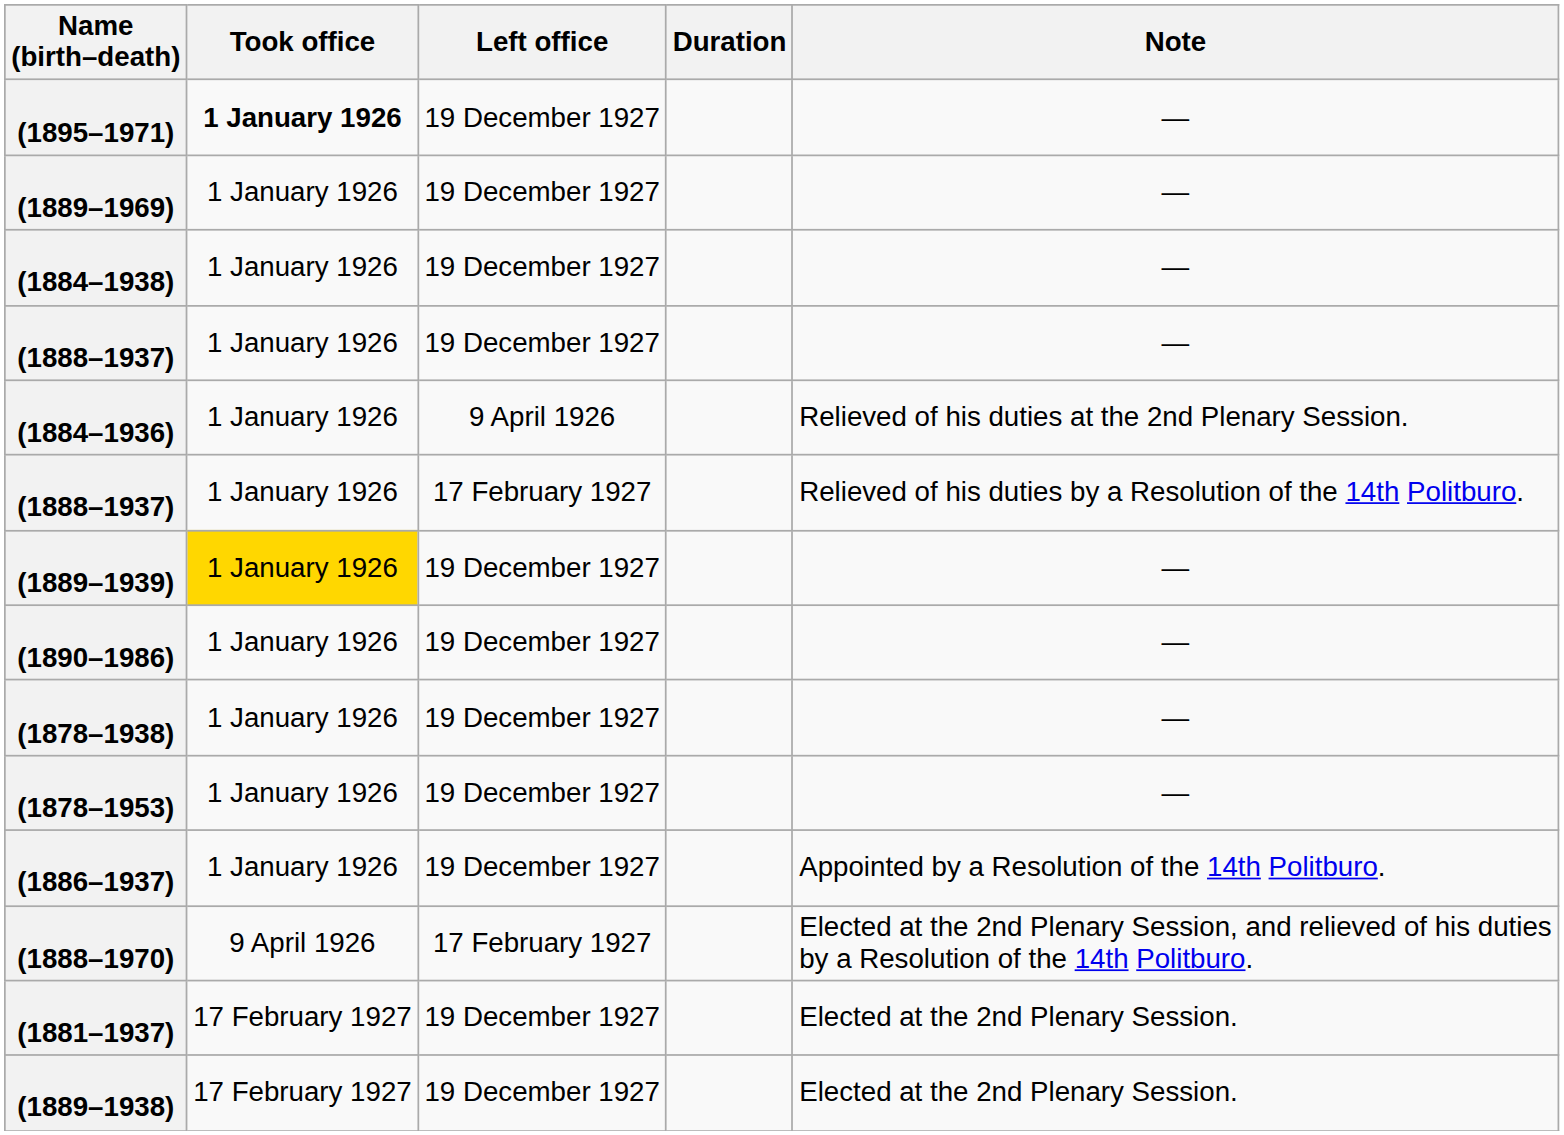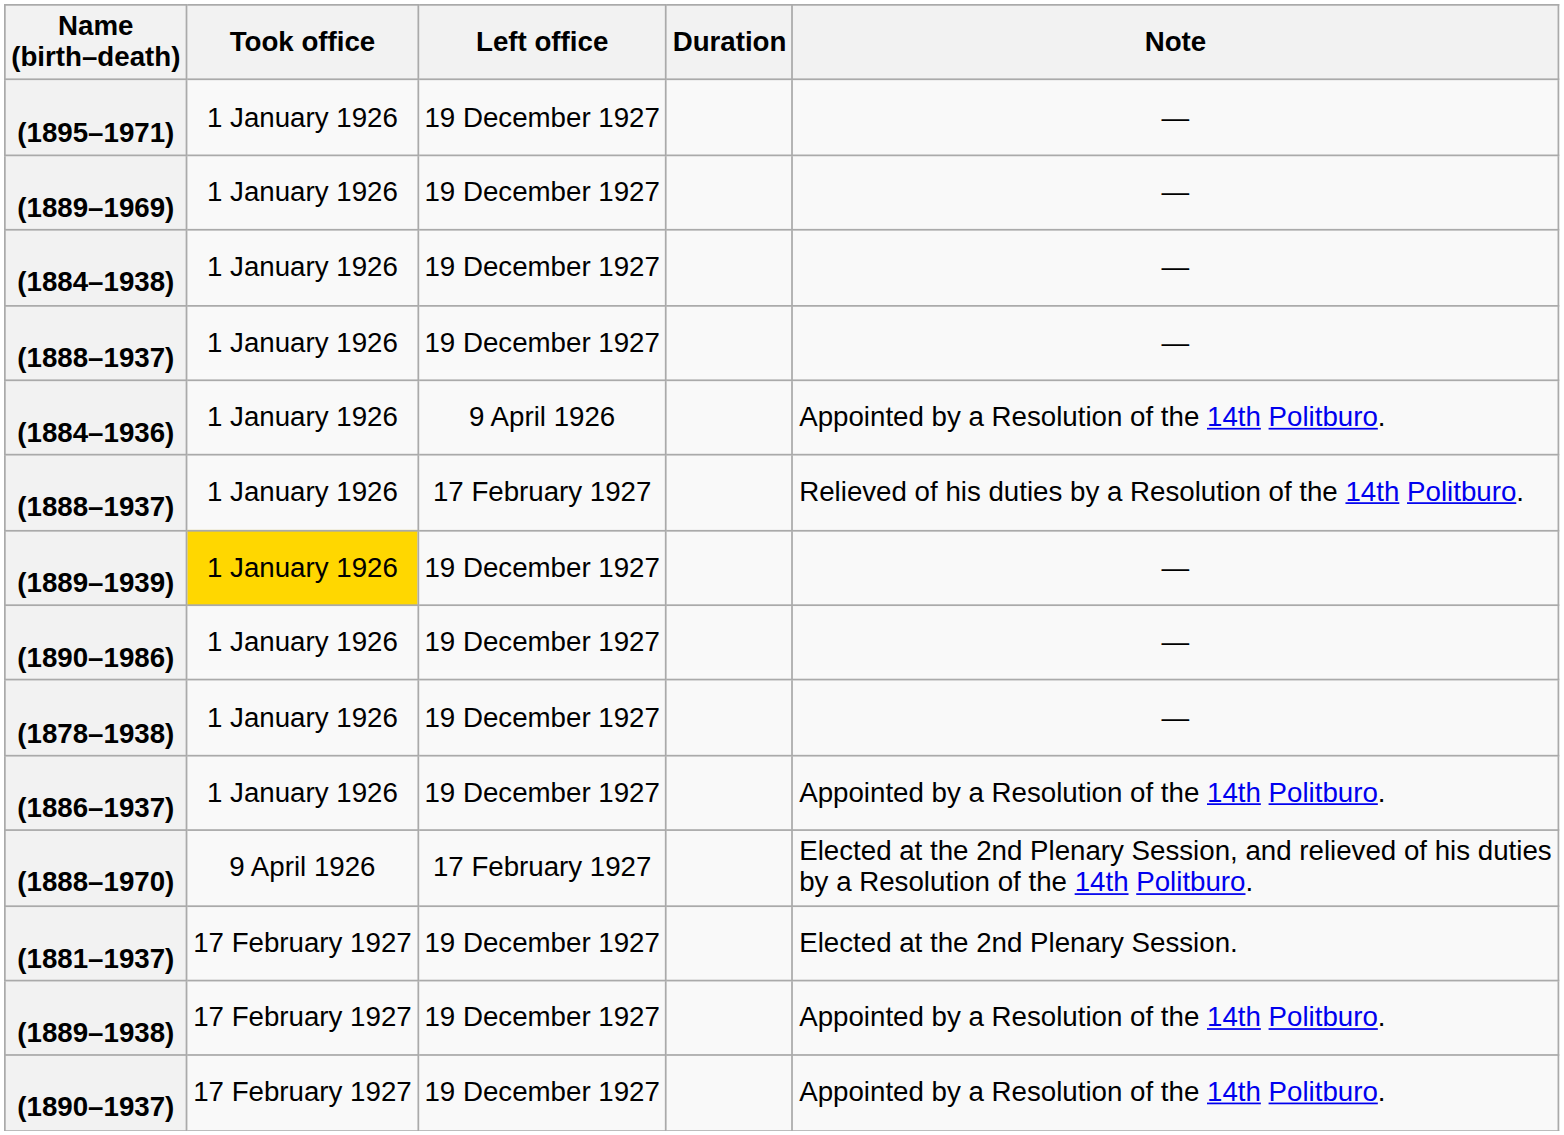(302, 117) bold -> (302, 117) normal
(1104, 417) Relieved of his duties at the 2nd Plenary Session. -> (1092, 417) Appointed by a Resolution of the 14th Politburo.
- row: (96, 807)
(1018, 1092) Elected at the 2nd Plenary Session. -> (1092, 1017) Appointed by a Resolution of the 14th Politburo.
+ row: (96, 1108)
